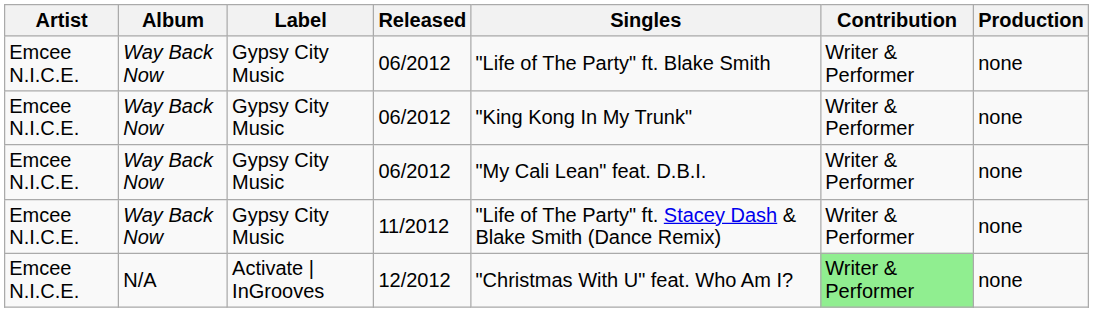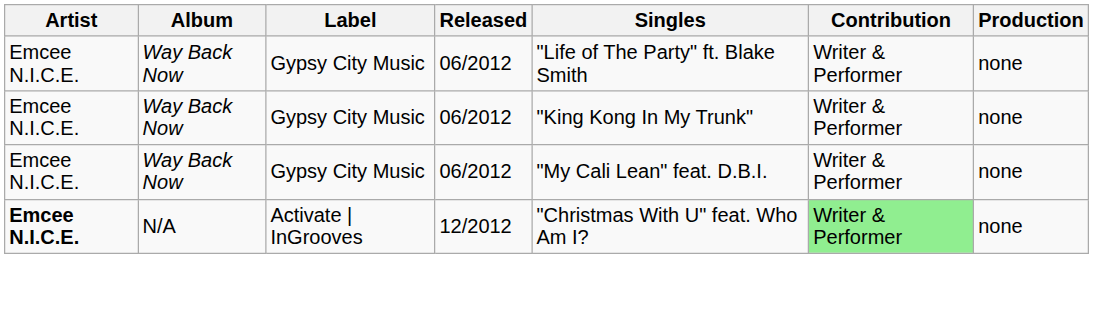- row: (168, 225)
(44, 280) normal -> (44, 225) bold
